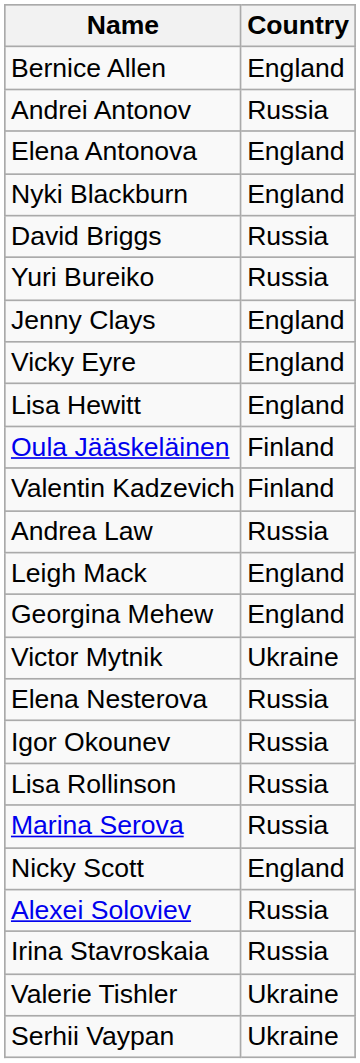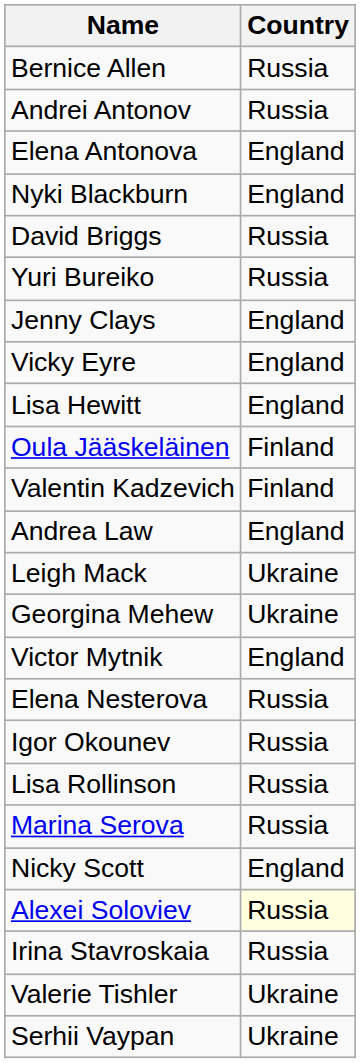(296, 67) England -> (288, 67) Russia
(288, 531) Russia -> (296, 531) England
(296, 573) England -> (293, 573) Ukraine
(296, 615) England -> (293, 615) Ukraine
(293, 657) Ukraine -> (296, 657) England
(288, 910) no background -> (288, 910) lightyellow background
